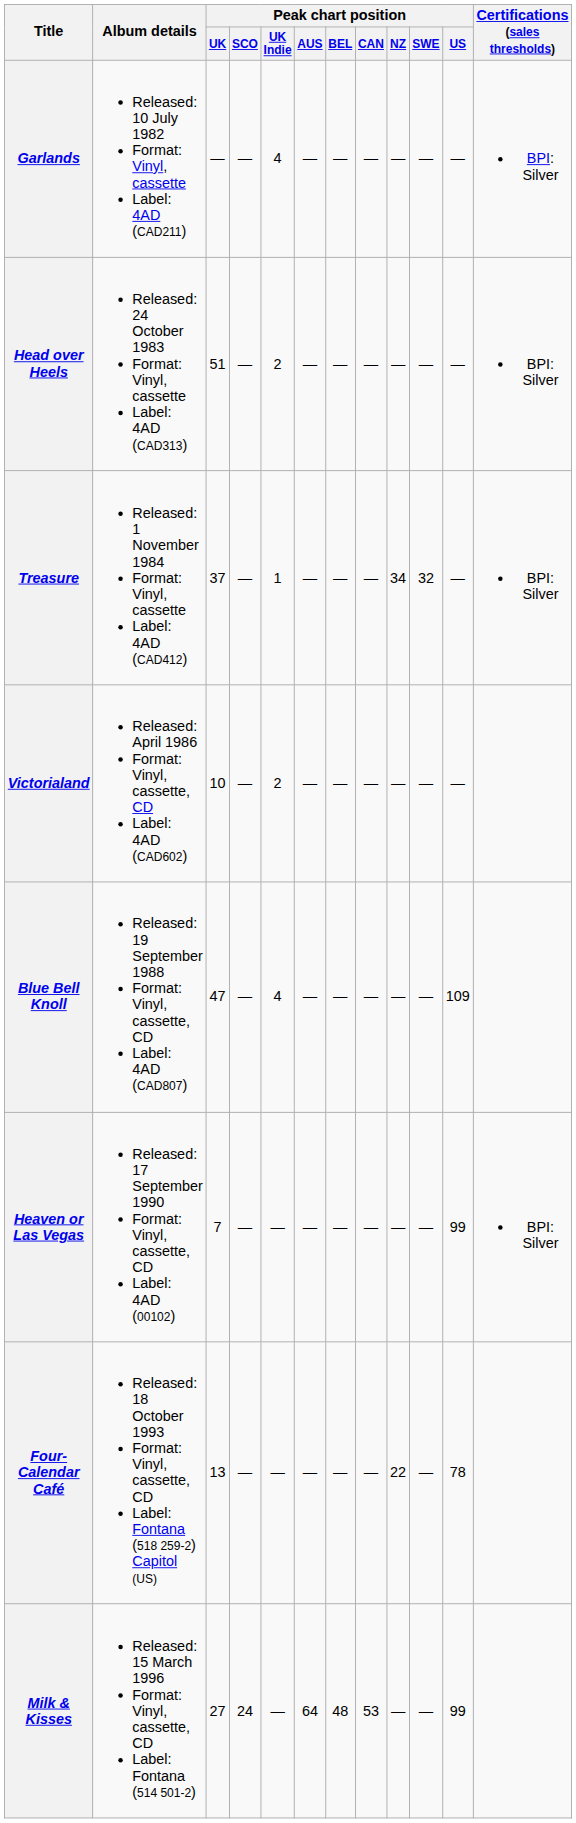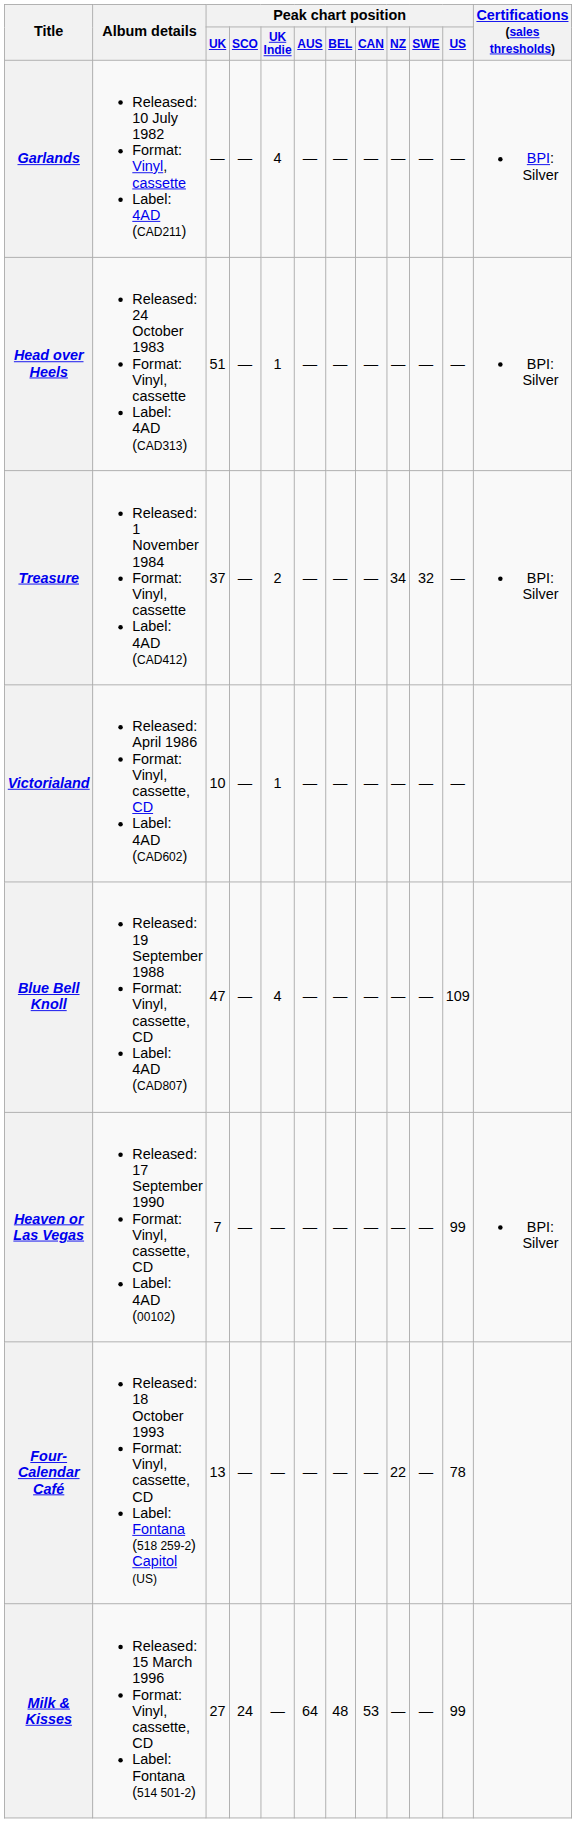(278, 364) 2 -> (278, 364) 1
(278, 577) 1 -> (278, 577) 2
(278, 783) 2 -> (278, 783) 1
